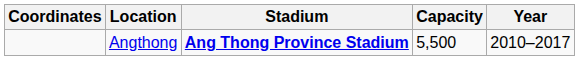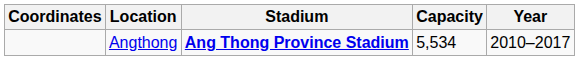(436, 42) 5,500 -> (436, 42) 5,534
